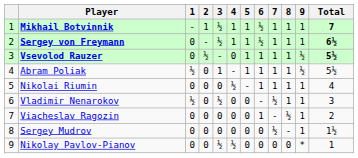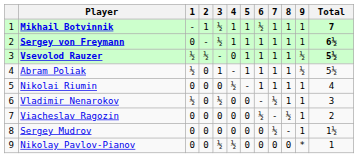(261, 41) ½ -> (261, 41) 1
(192, 56) 0 -> (192, 56) ½
(261, 116) 1 -> (261, 116) ½
